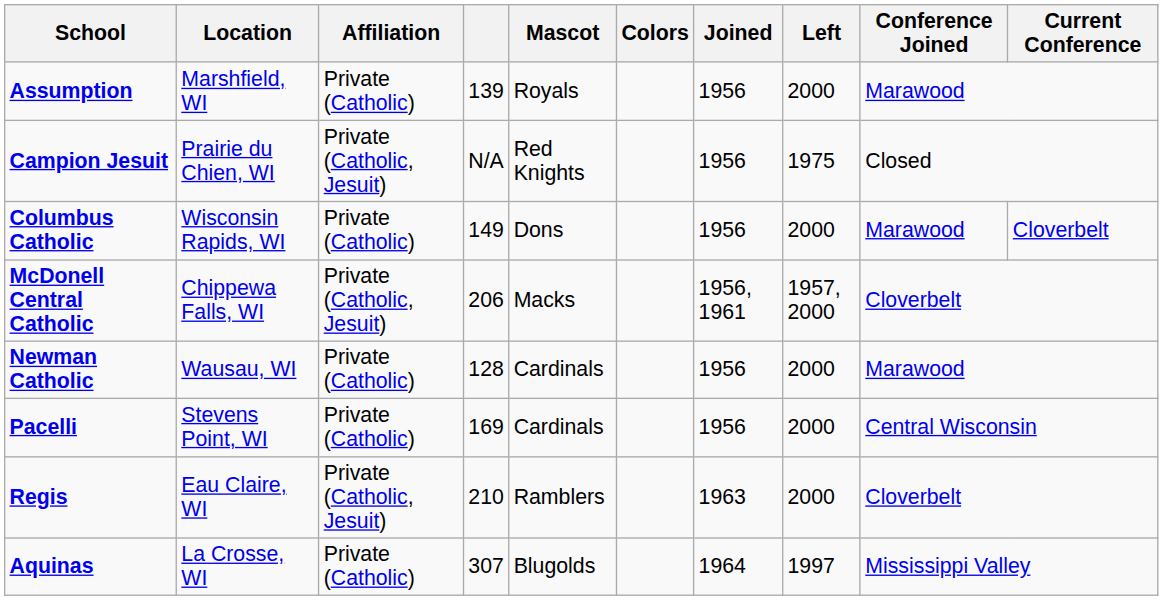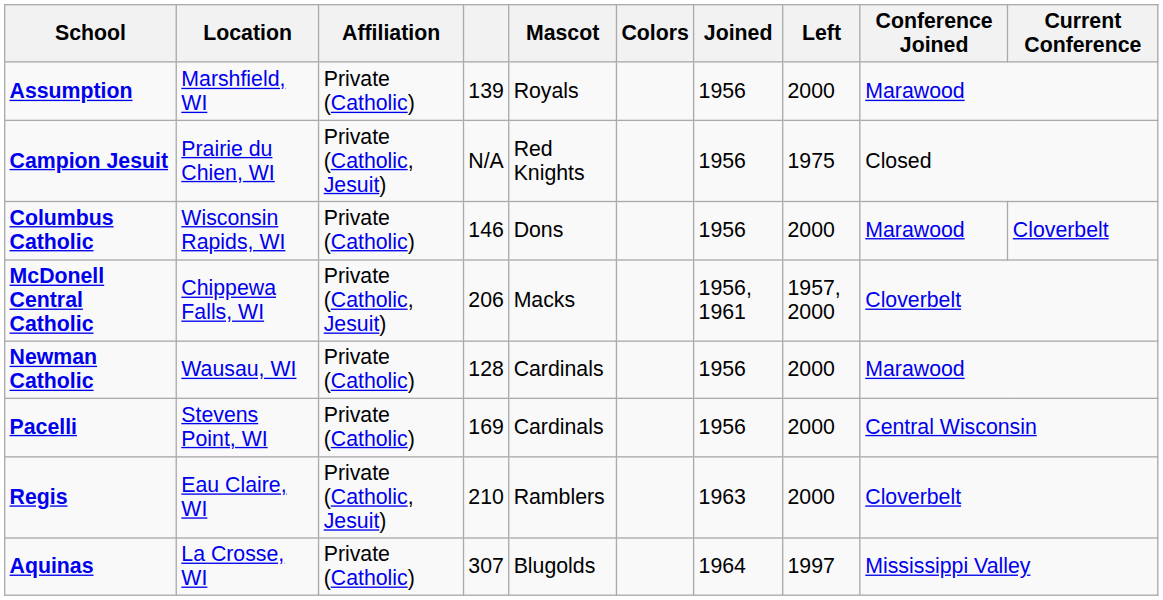(486, 230) 149 -> (486, 230) 146
